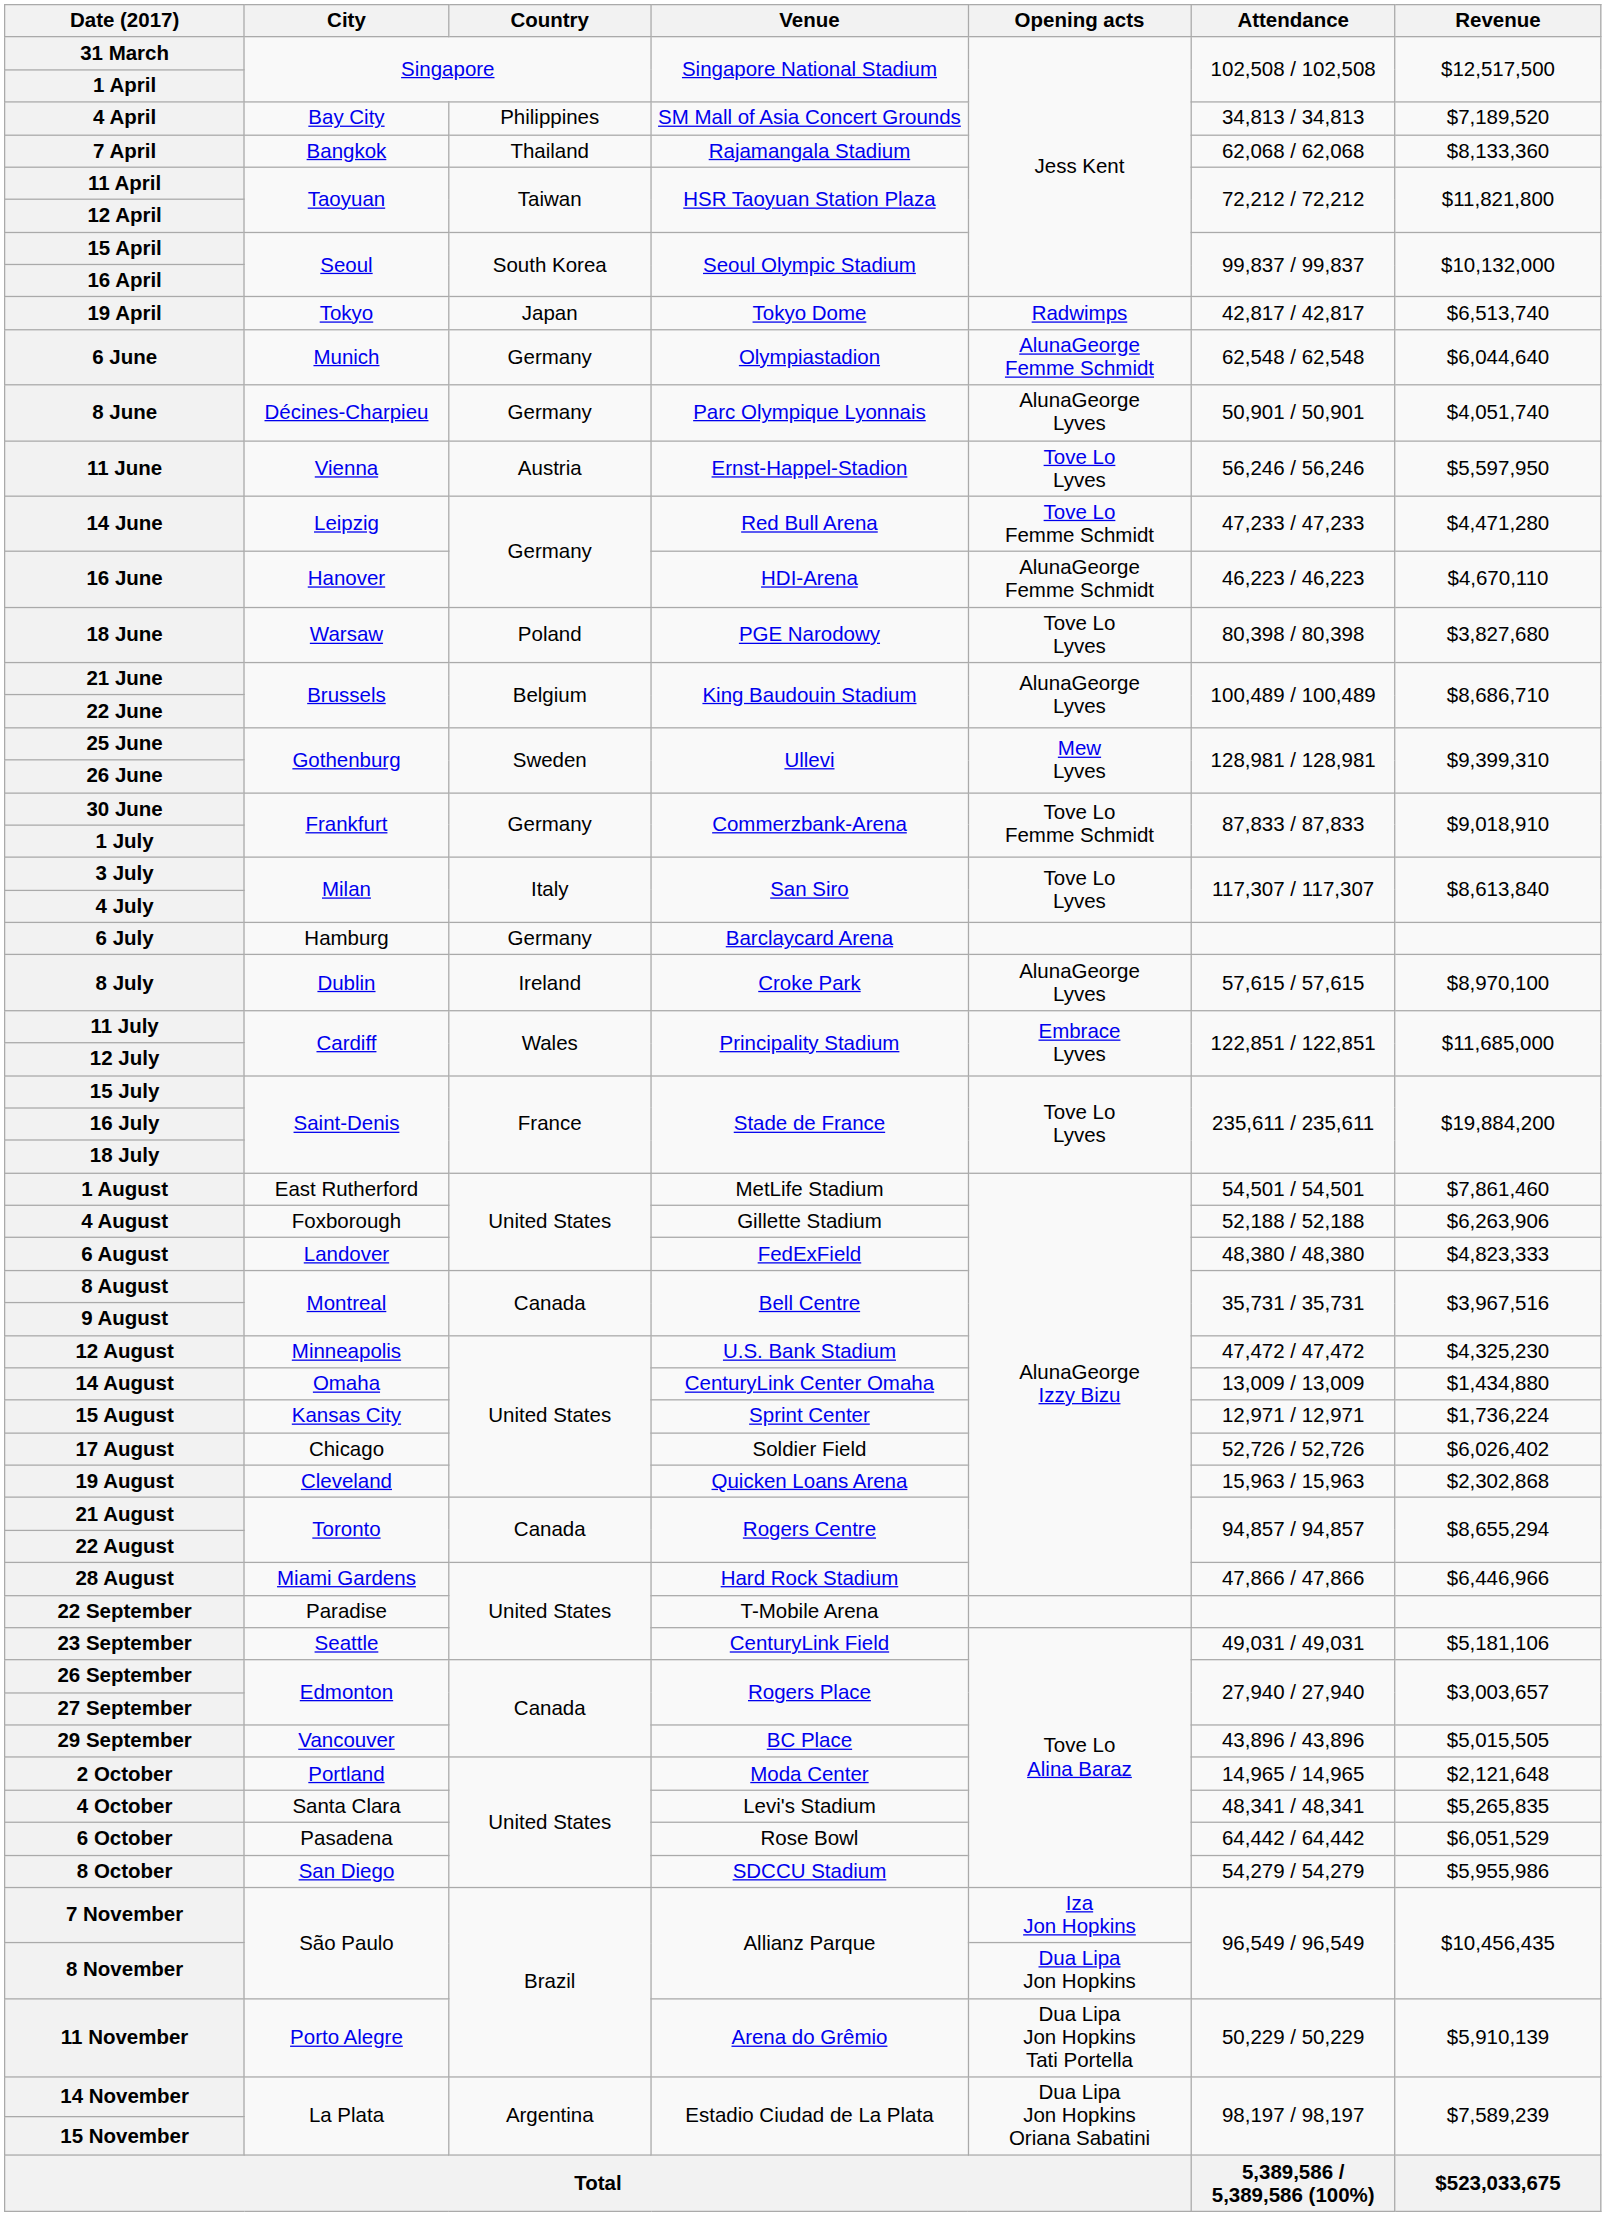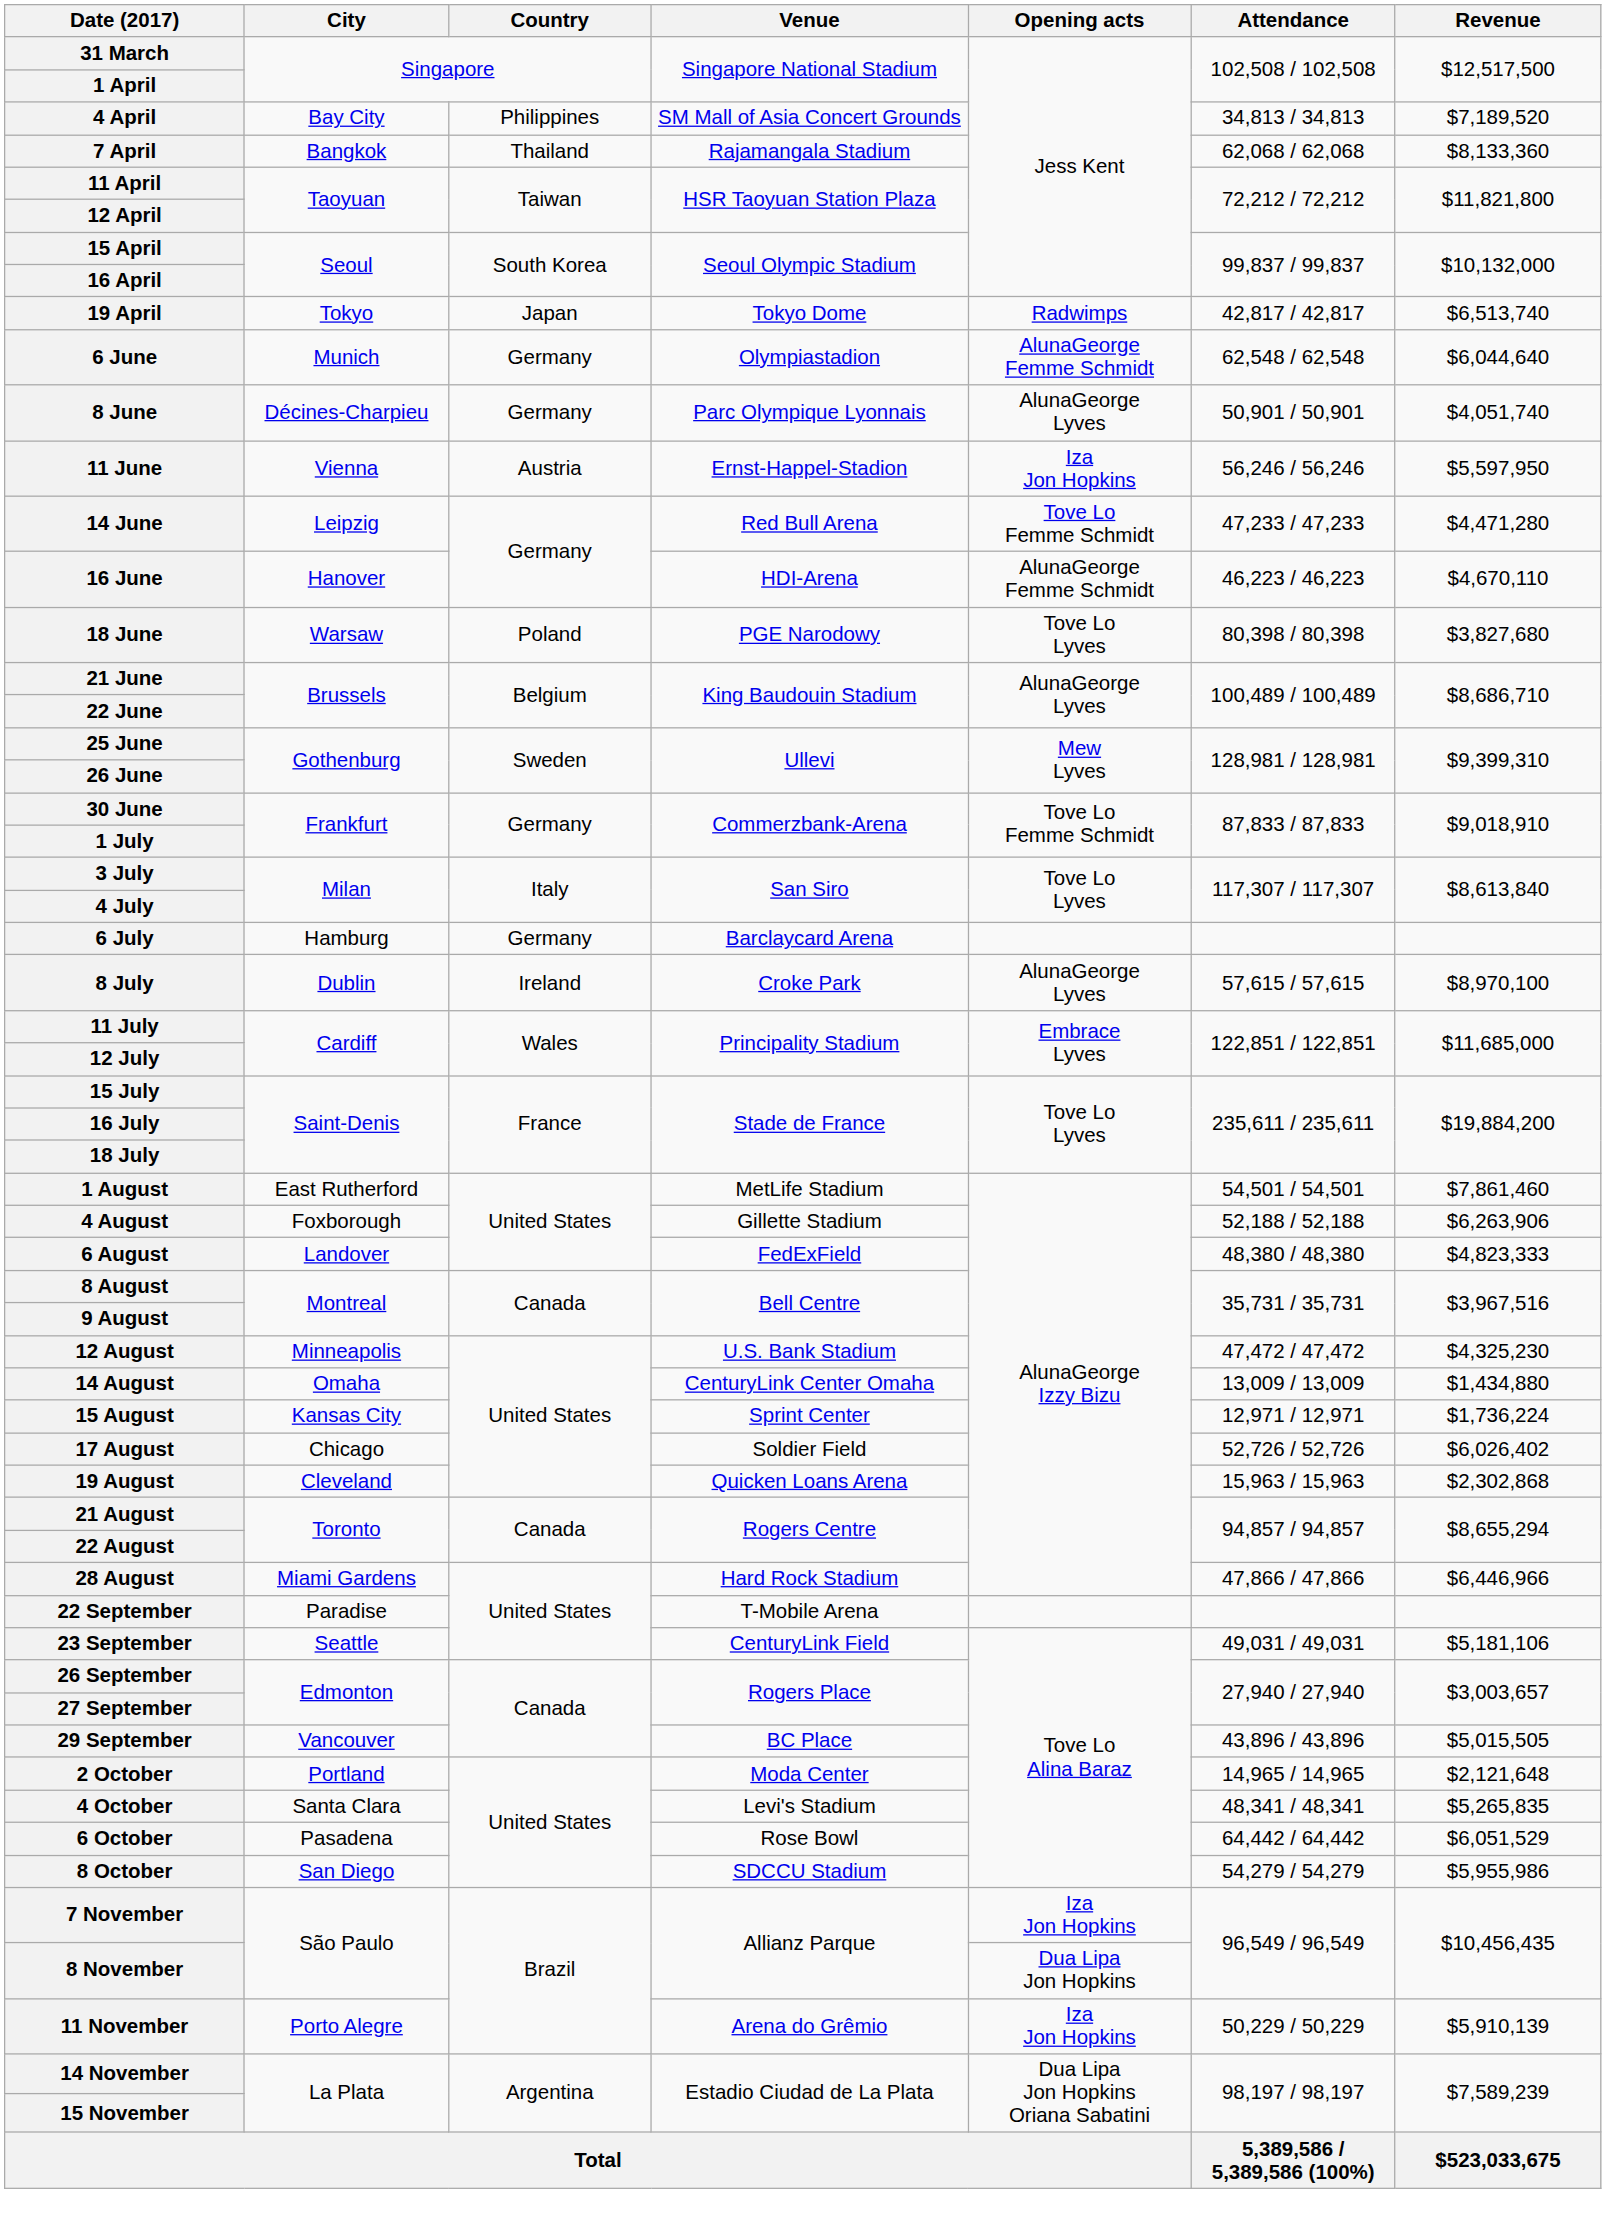(1079, 468) Tove Lo Lyves -> (1079, 468) Iza Jon Hopkins
(1079, 2037) Dua Lipa Jon Hopkins Tati Portella -> (1079, 2026) Iza Jon Hopkins
